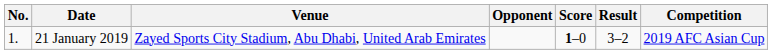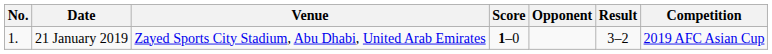columns swapped: (522, 15) <-> (576, 15)
